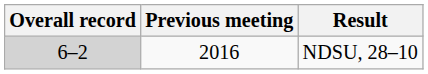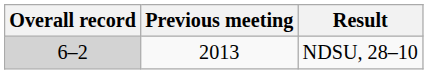(219, 52) 2016 -> (219, 52) 2013
